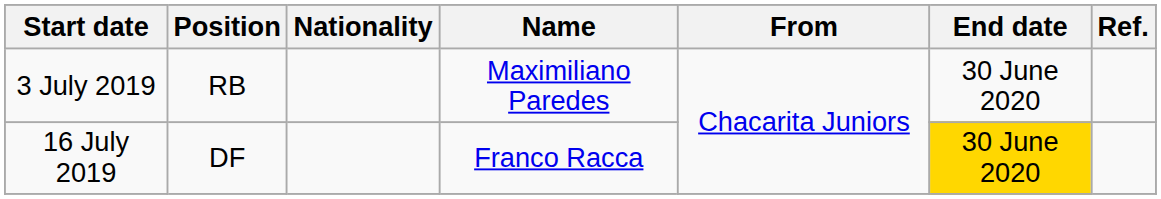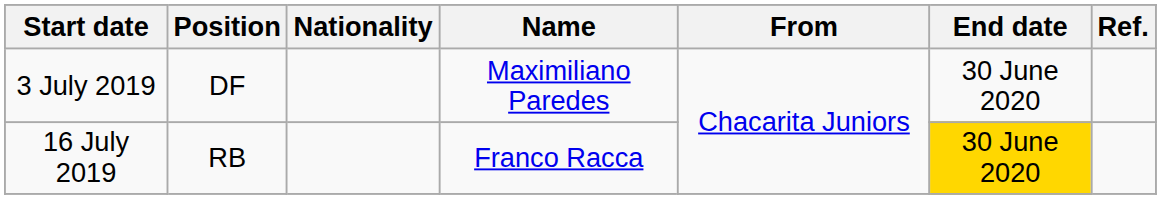(227, 85) RB -> (227, 85) DF
(227, 158) DF -> (227, 158) RB
